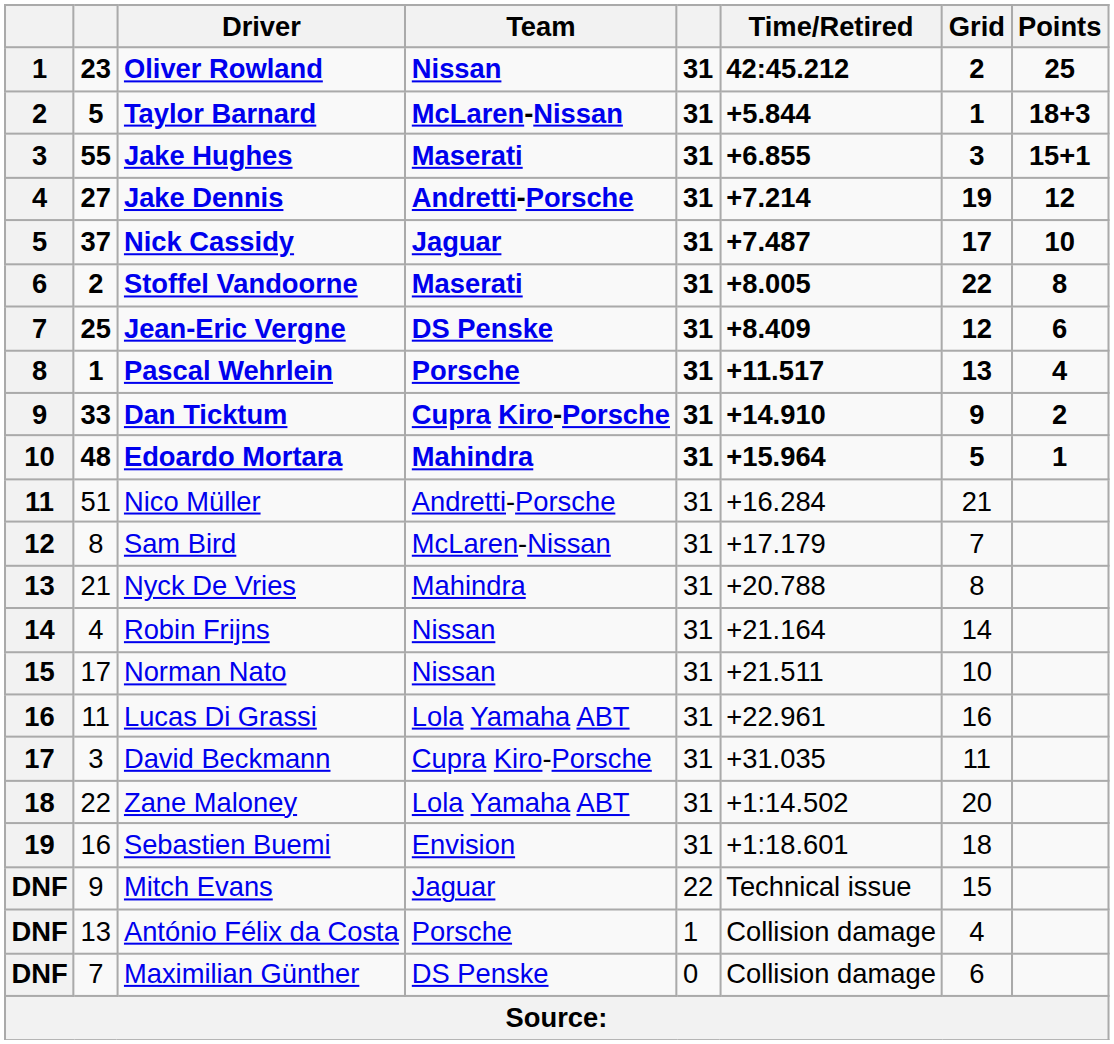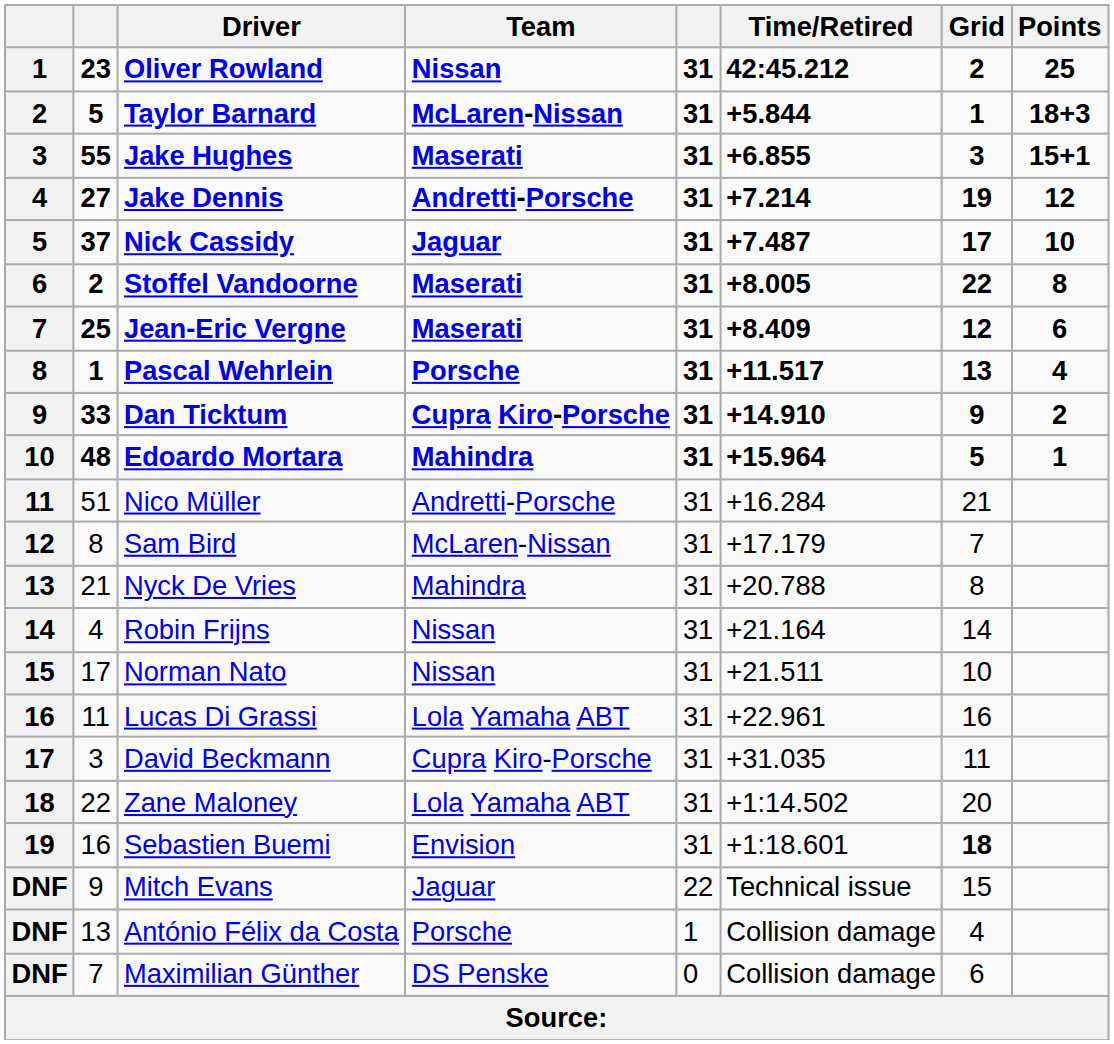(482, 328) DS Penske -> (467, 328) Maserati
(977, 845) normal -> (977, 845) bold
